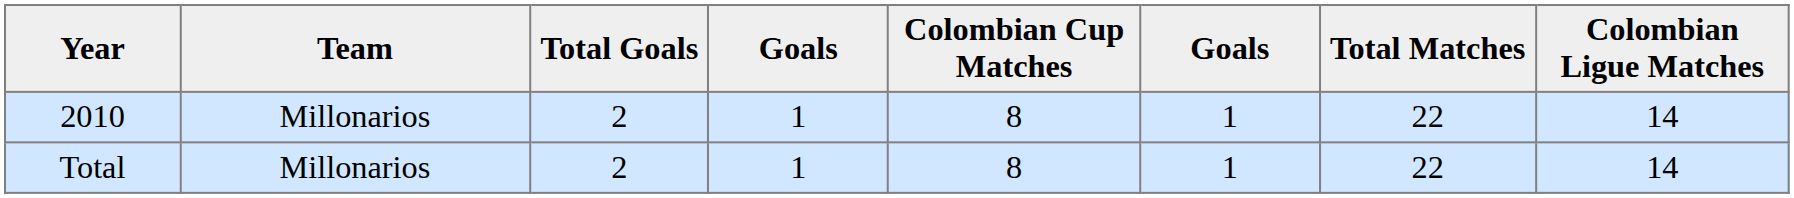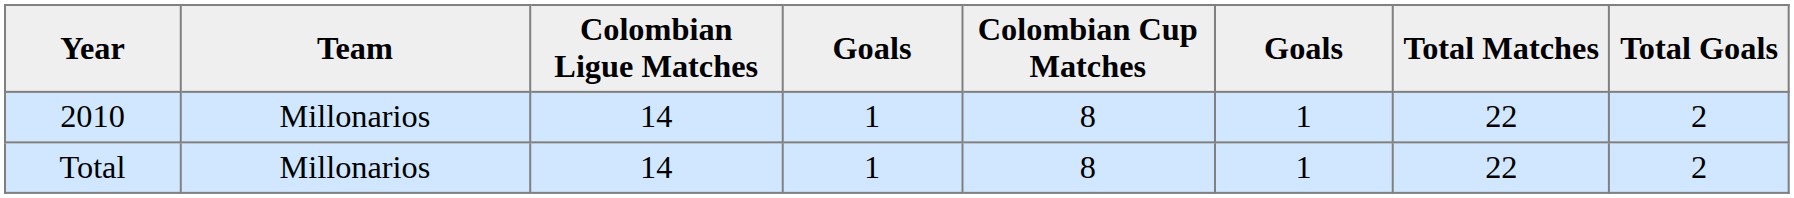columns swapped: (1662, 47) <-> (619, 47)
